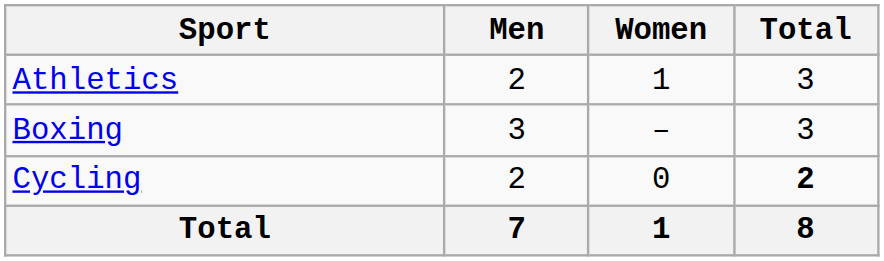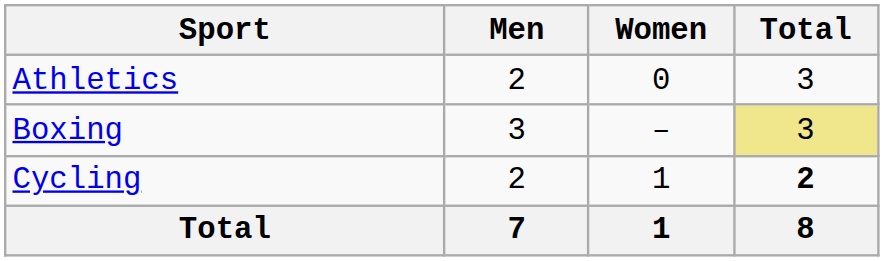(661, 80) 1 -> (661, 80) 0
(806, 130) no background -> (806, 130) khaki background
(661, 180) 0 -> (661, 180) 1
